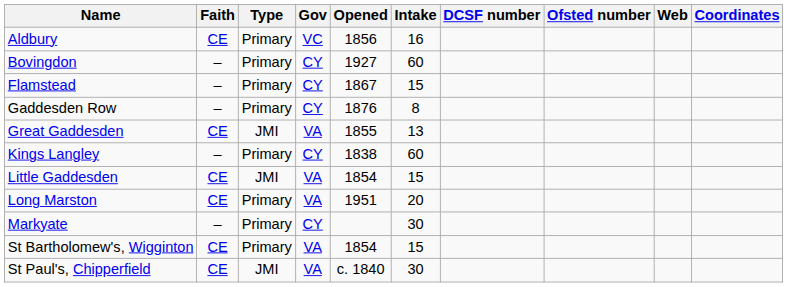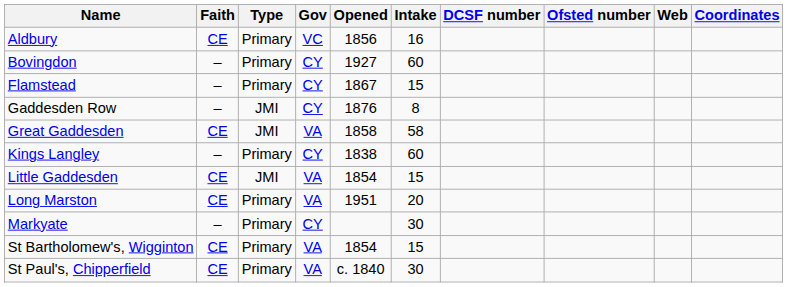(267, 108) Primary -> (267, 108) JMI
(361, 131) 1855 -> (361, 131) 1858
(416, 131) 13 -> (416, 131) 58
(267, 270) JMI -> (267, 270) Primary
